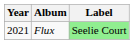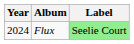(18, 30) 2021 -> (18, 30) 2024
